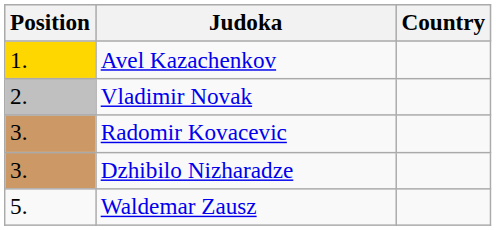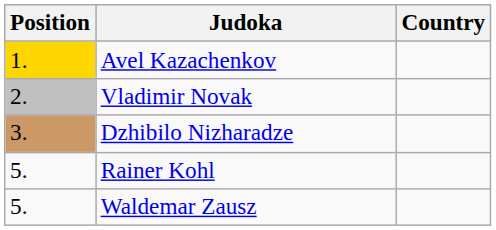- row: (194, 133)
+ row: (158, 170)
